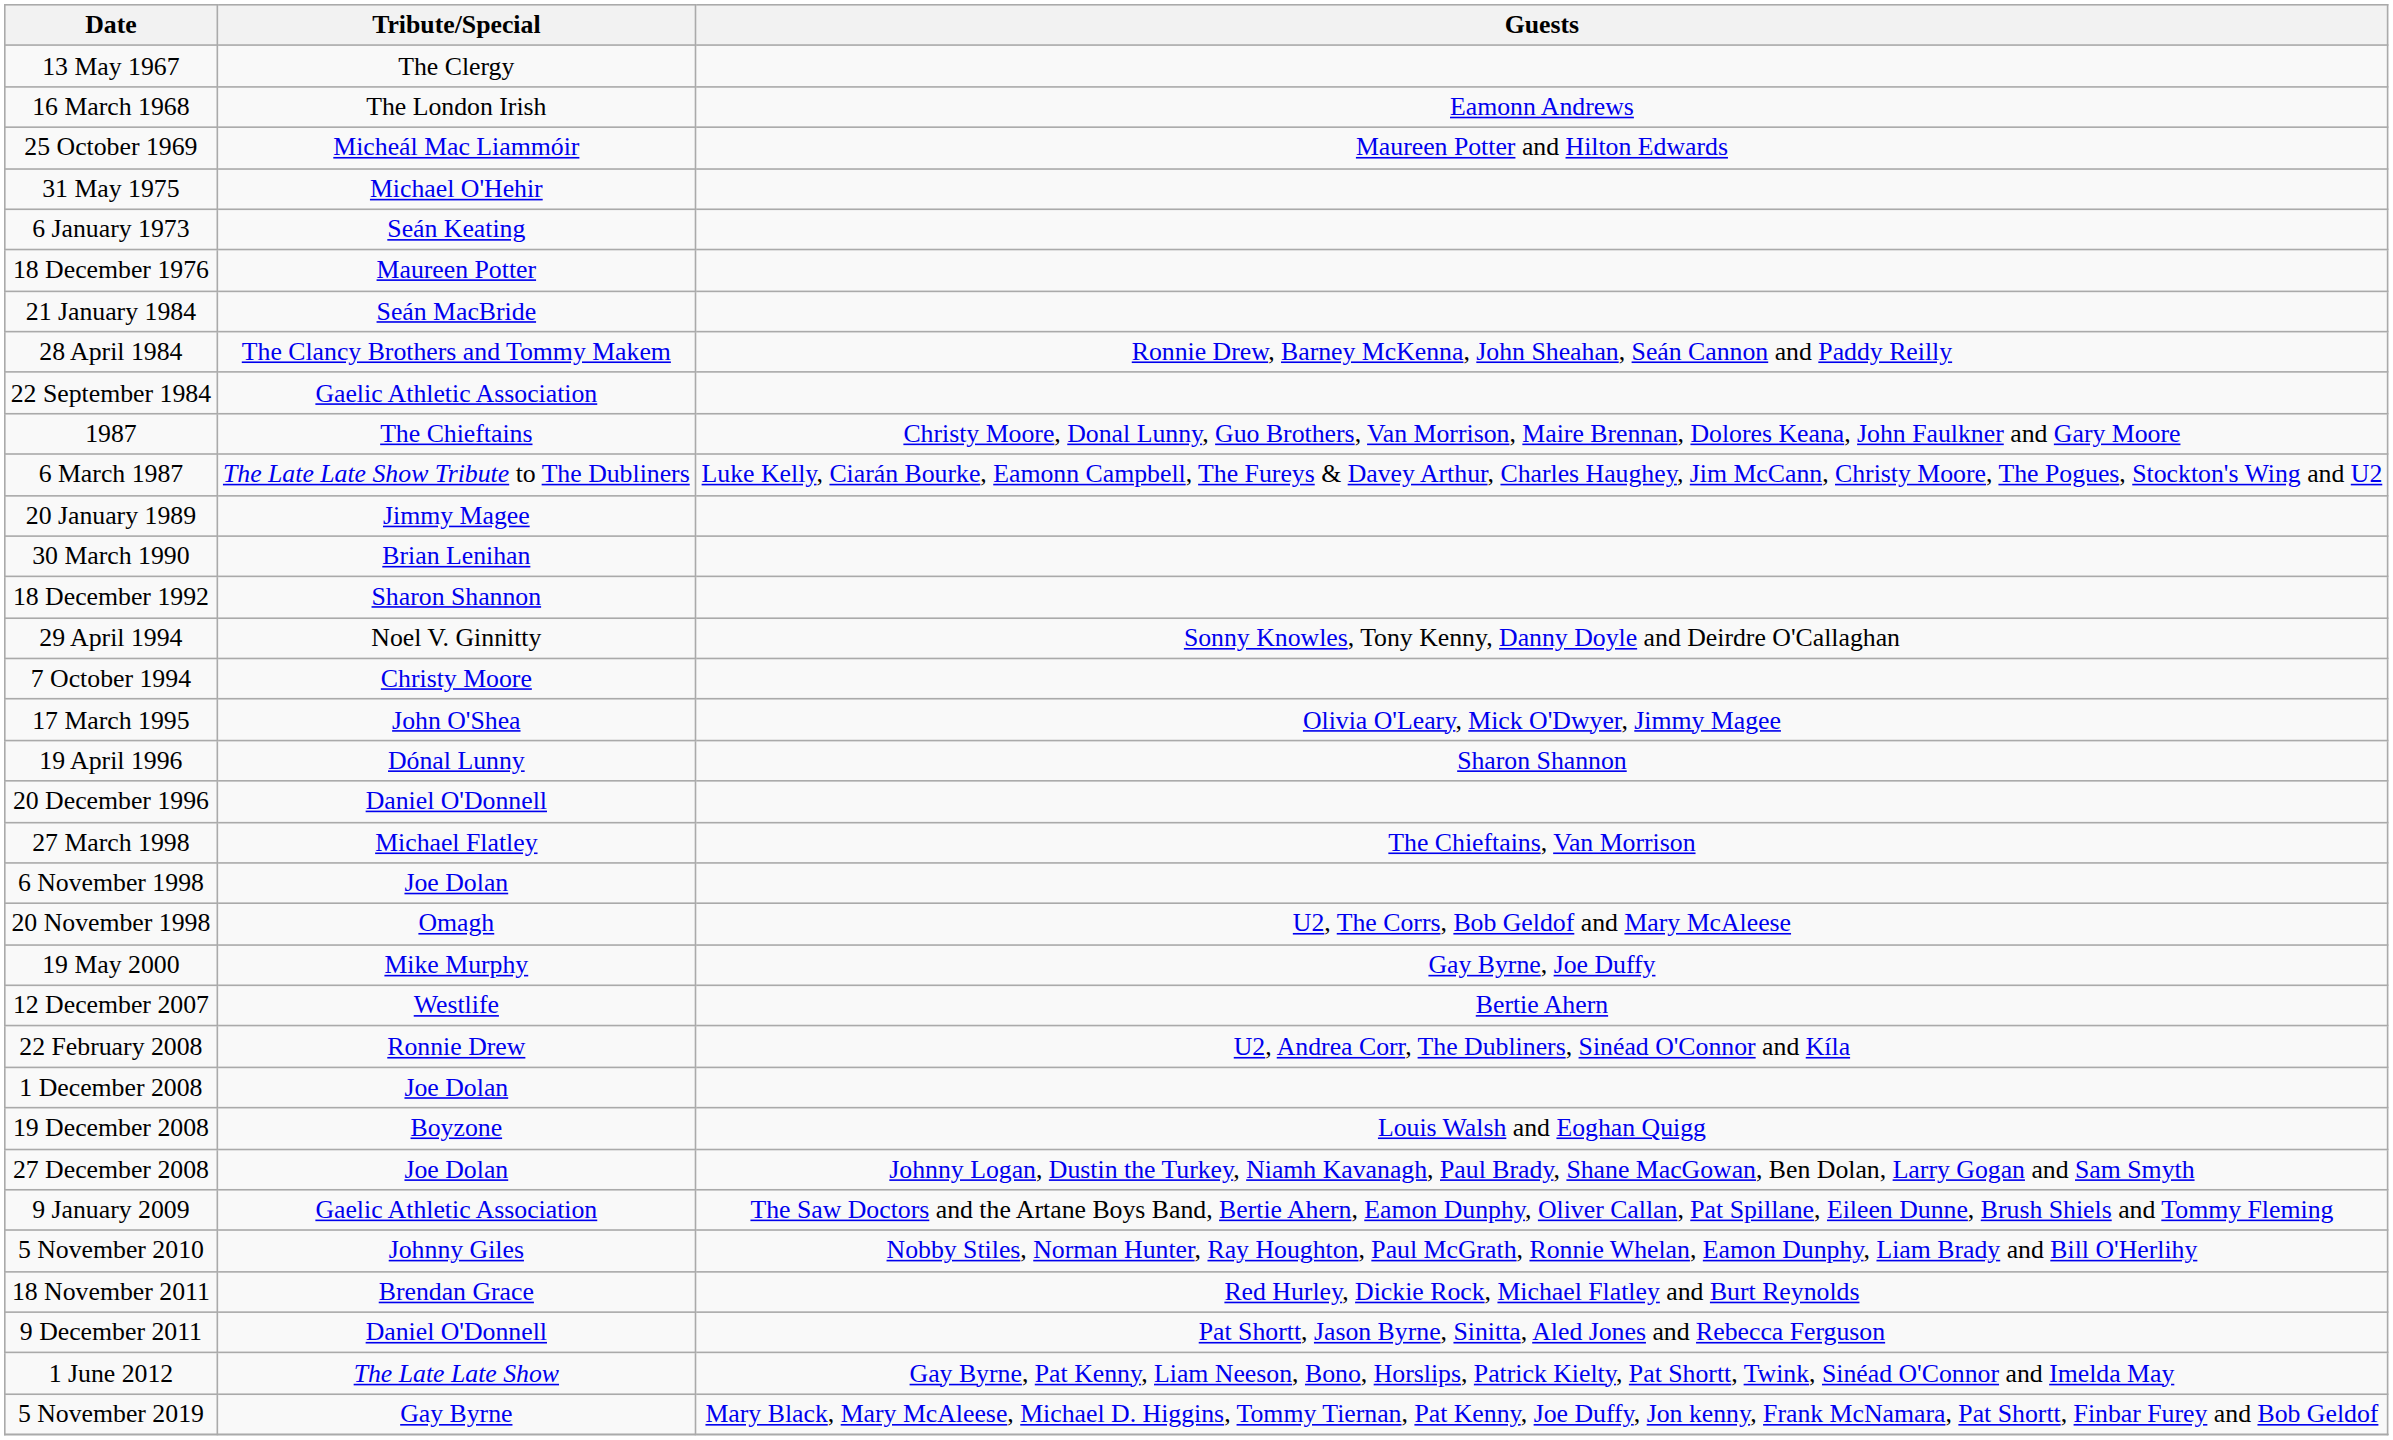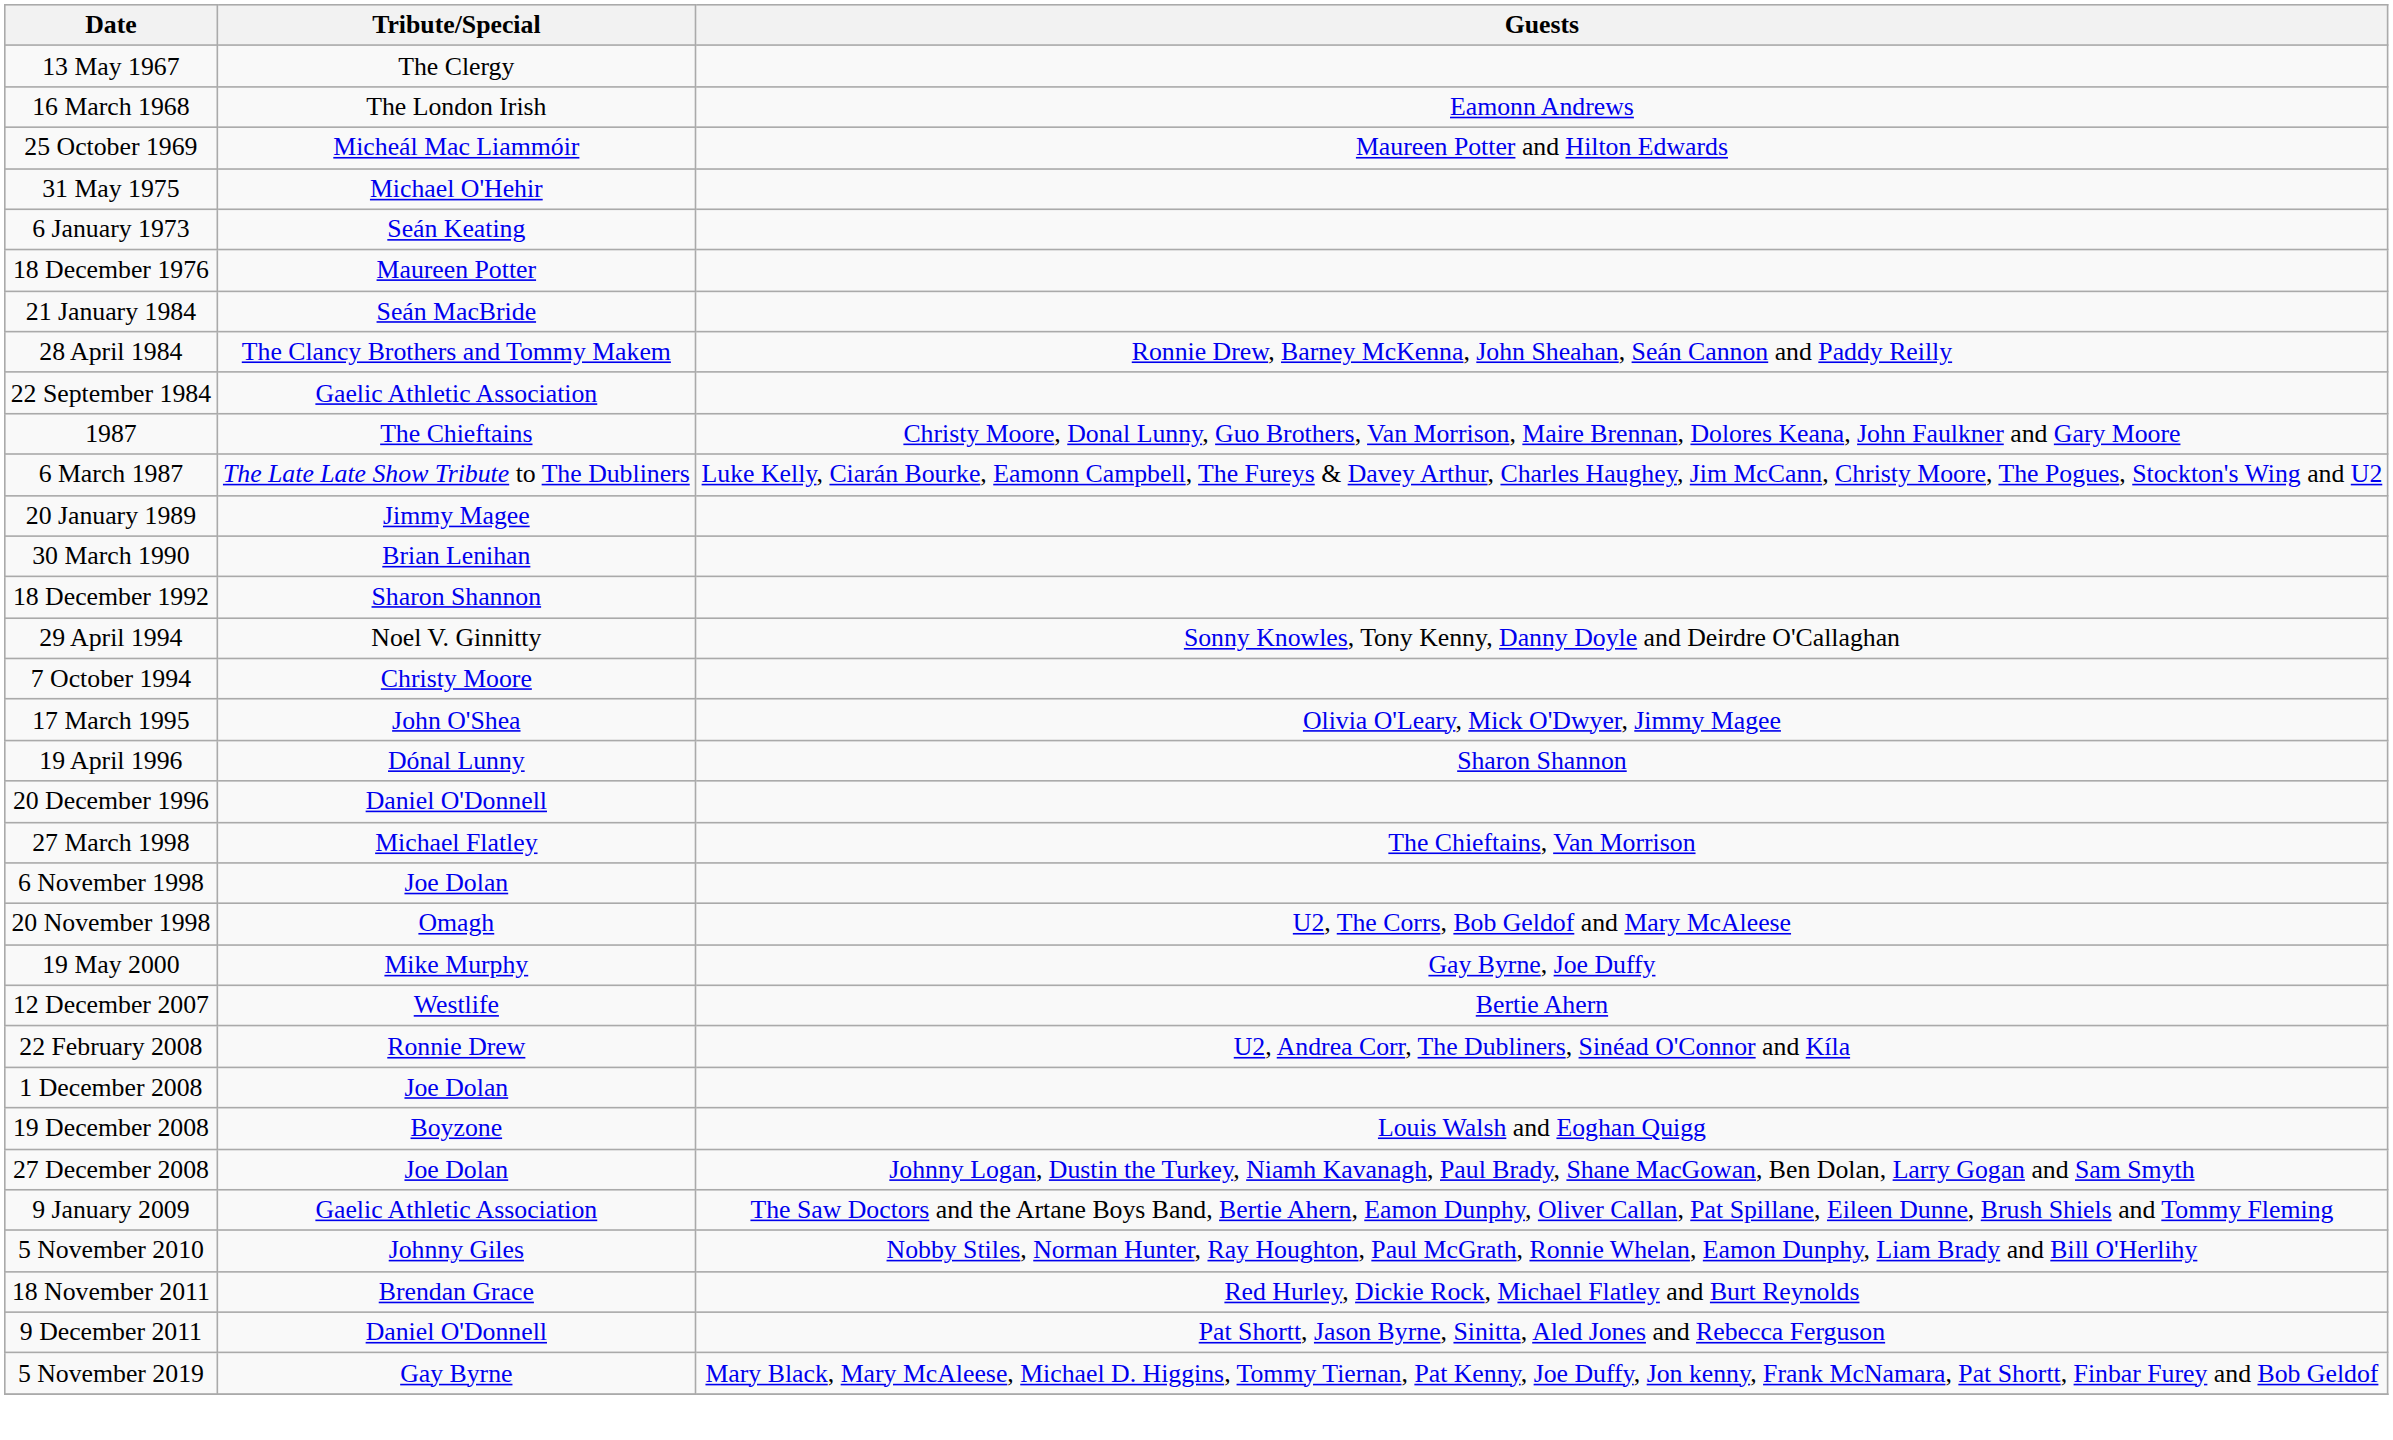- row: (111, 1373)
